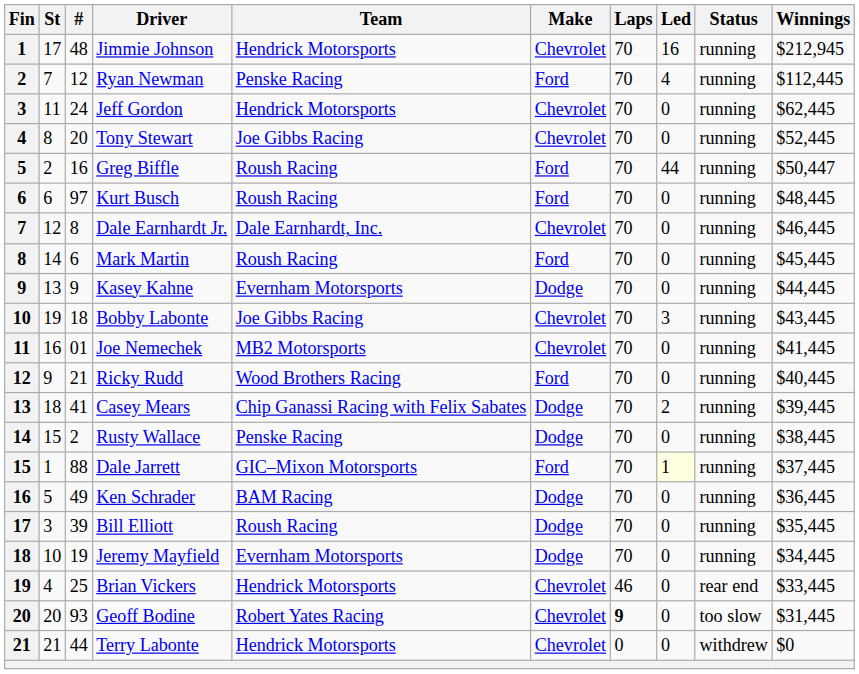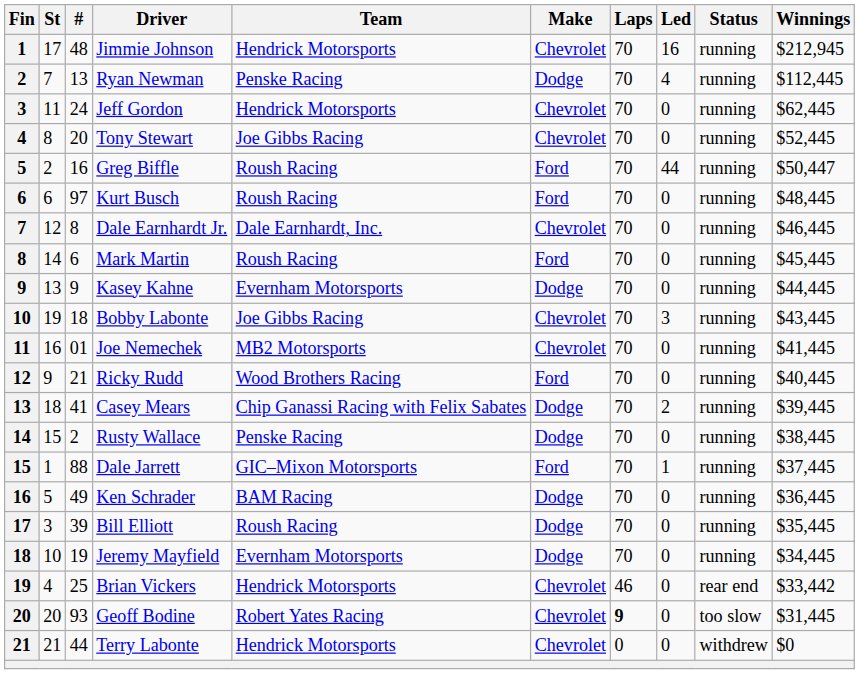(79, 79) 12 -> (79, 79) 13
(552, 79) Ford -> (559, 79) Dodge
(666, 466) lightyellow background -> (666, 466) no background
(806, 586) $33,445 -> (806, 586) $33,442
